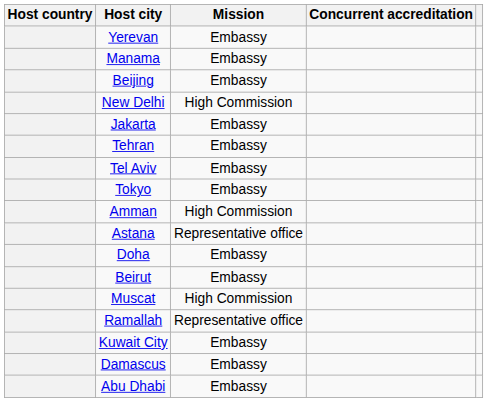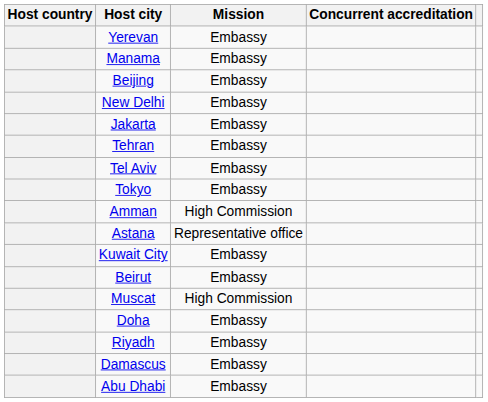(238, 102) High Commission -> (238, 102) Embassy
rows swapped: (133, 342) <-> (133, 255)
- row: (133, 320)
+ row: (133, 342)
